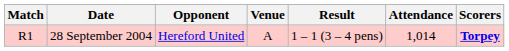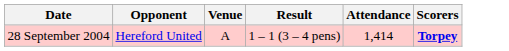- column: (26, 14)
(421, 35) 1,014 -> (378, 35) 1,414
